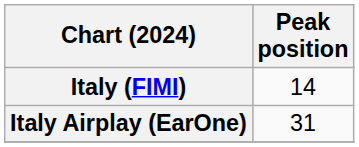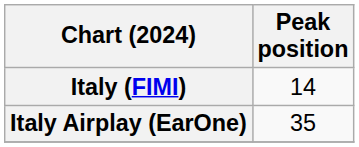(303, 123) 31 -> (303, 123) 35
